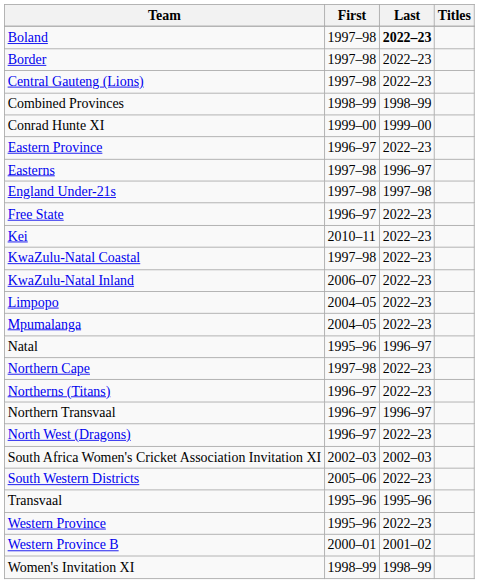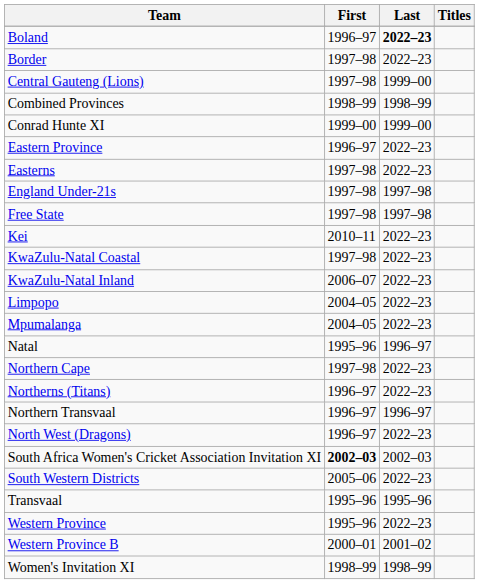(352, 37) 1997–98 -> (352, 37) 1996–97
(407, 81) 2022–23 -> (407, 81) 1999–00
(407, 170) 1996–97 -> (407, 170) 2022–23
(352, 214) 1996–97 -> (352, 214) 1997–98
(407, 214) 2022–23 -> (407, 214) 1997–98
(352, 457) normal -> (352, 457) bold
